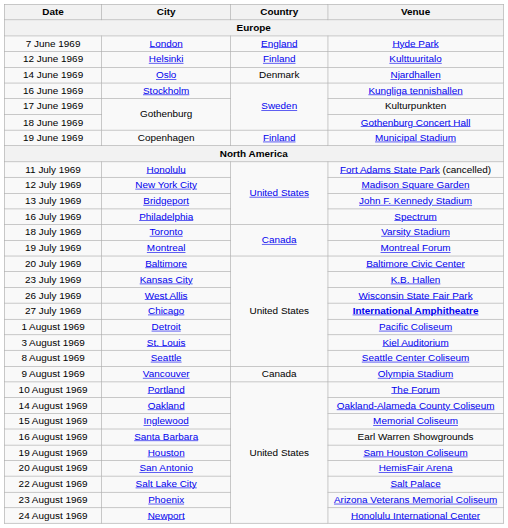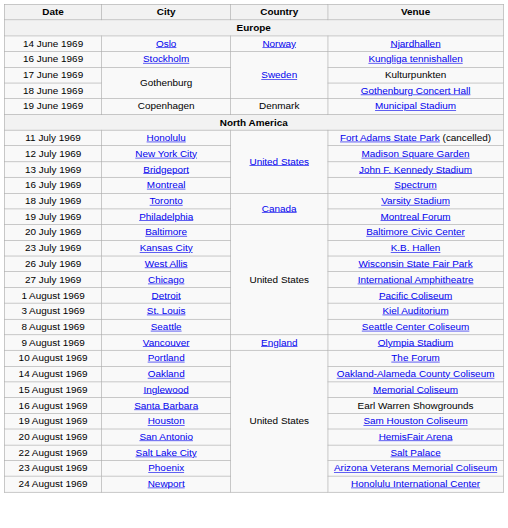- row: (53, 43)
- row: (53, 59)
(279, 75) Denmark -> (279, 43) Norway
(279, 138) Finland -> (279, 106) Denmark
(166, 216) Philadelphia -> (166, 185) Montreal
(166, 248) Montreal -> (166, 216) Philadelphia
(416, 311) bold -> (416, 279) normal
(279, 374) Canada -> (279, 342) England
